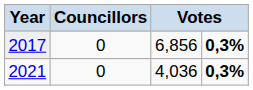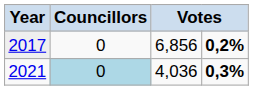(225, 44) 0,3% -> (225, 44) 0,2%
(101, 71) no background -> (101, 71) lightblue background
